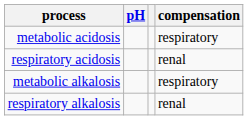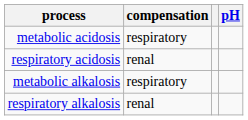columns swapped: (136, 15) <-> (199, 15)
